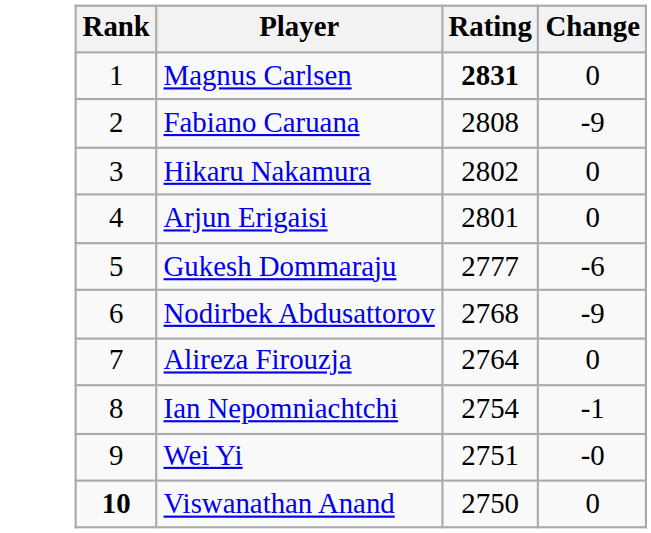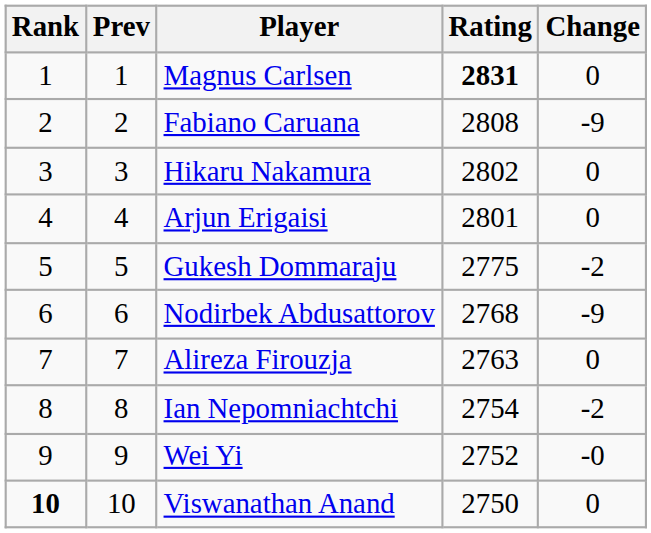+ column: (121, 28)
(490, 265) 2777 -> (490, 265) 2775
(593, 265) -6 -> (593, 265) -2
(490, 361) 2764 -> (490, 361) 2763
(593, 408) -1 -> (593, 408) -2
(490, 456) 2751 -> (490, 456) 2752
